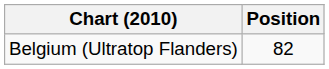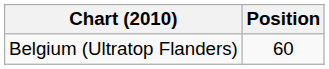(283, 49) 82 -> (283, 49) 60
